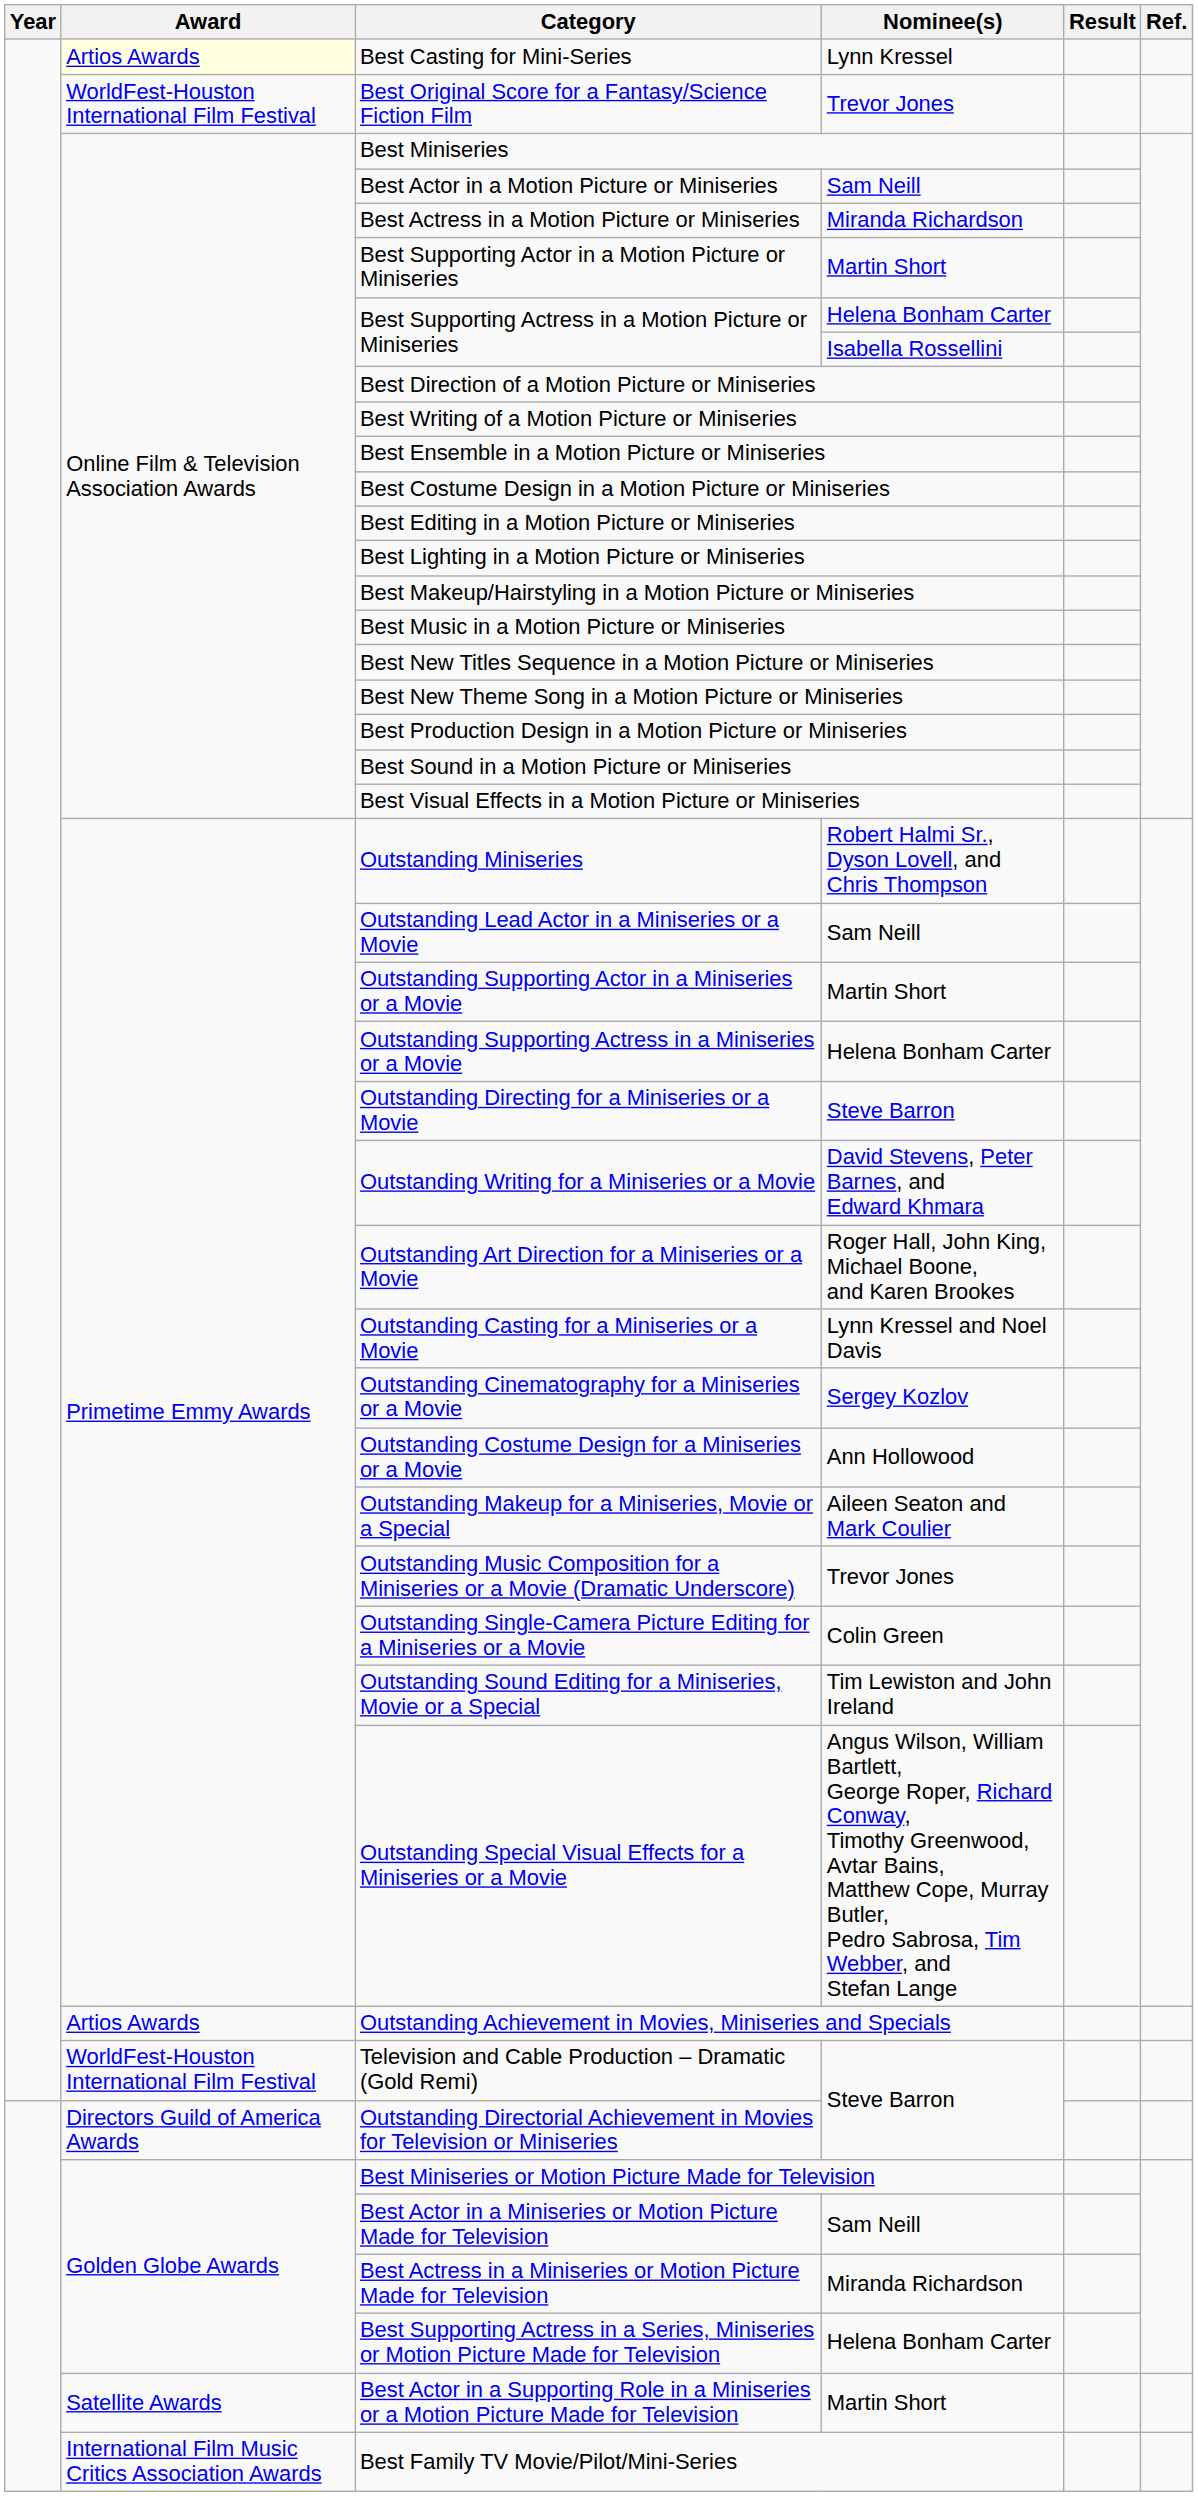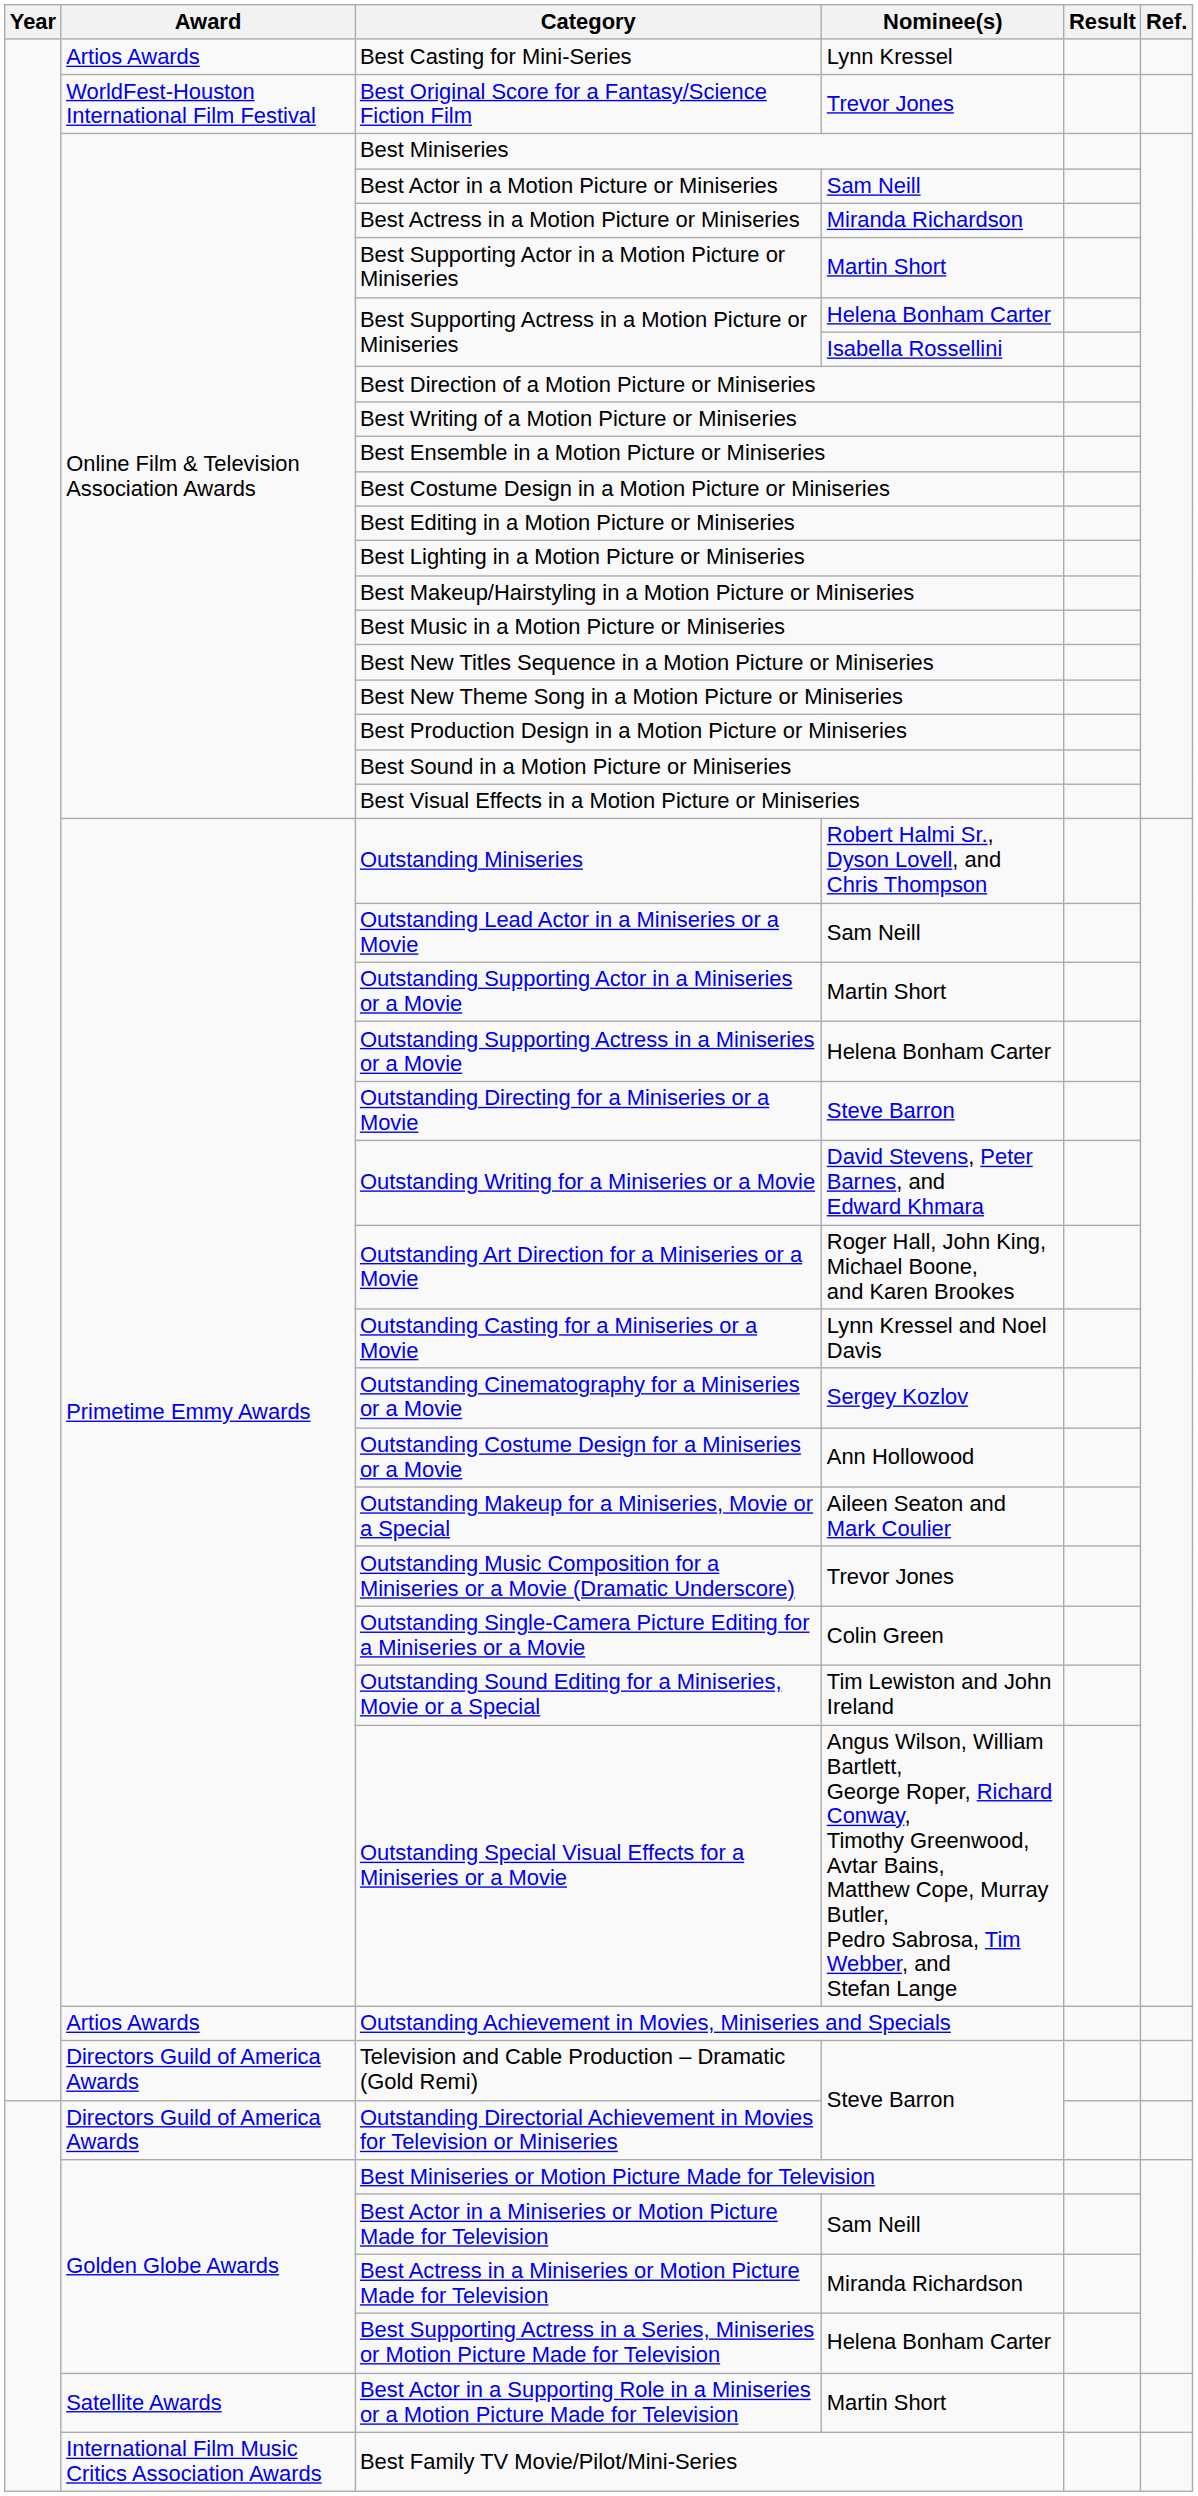(133, 56) lightyellow background -> (133, 56) no background
(191, 2070) WorldFest-Houston International Film Festival -> (193, 2070) Directors Guild of America Awards
